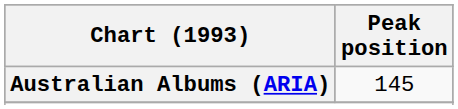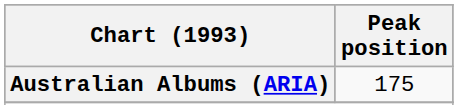(394, 85) 145 -> (394, 85) 175
